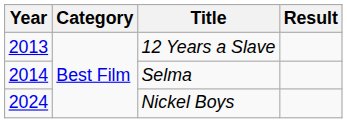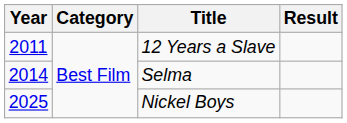(28, 46) 2013 -> (28, 46) 2011
(28, 103) 2024 -> (28, 103) 2025
